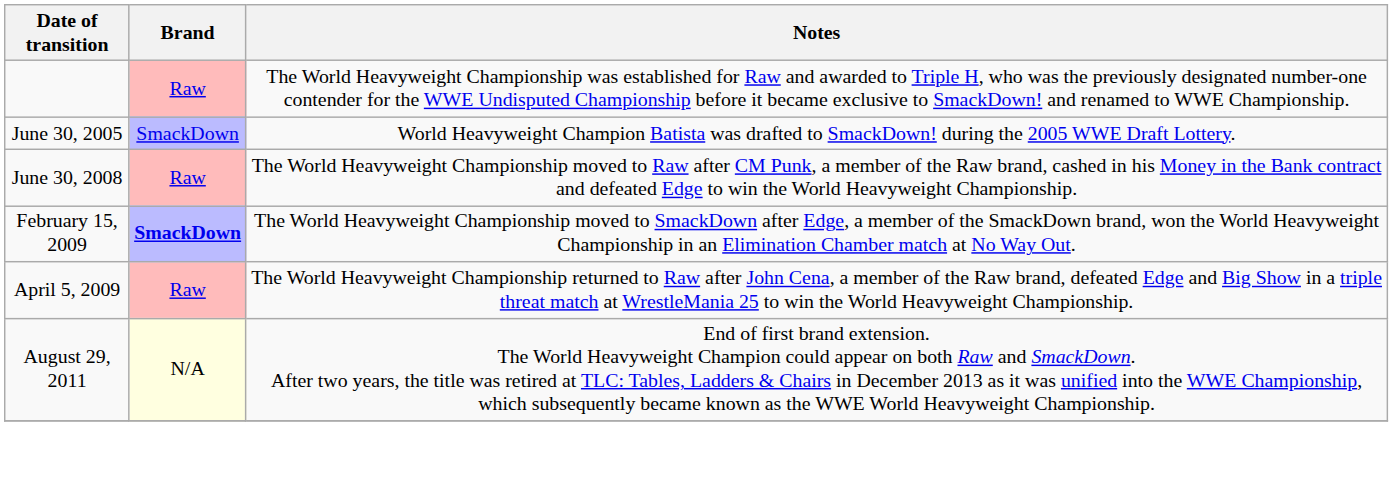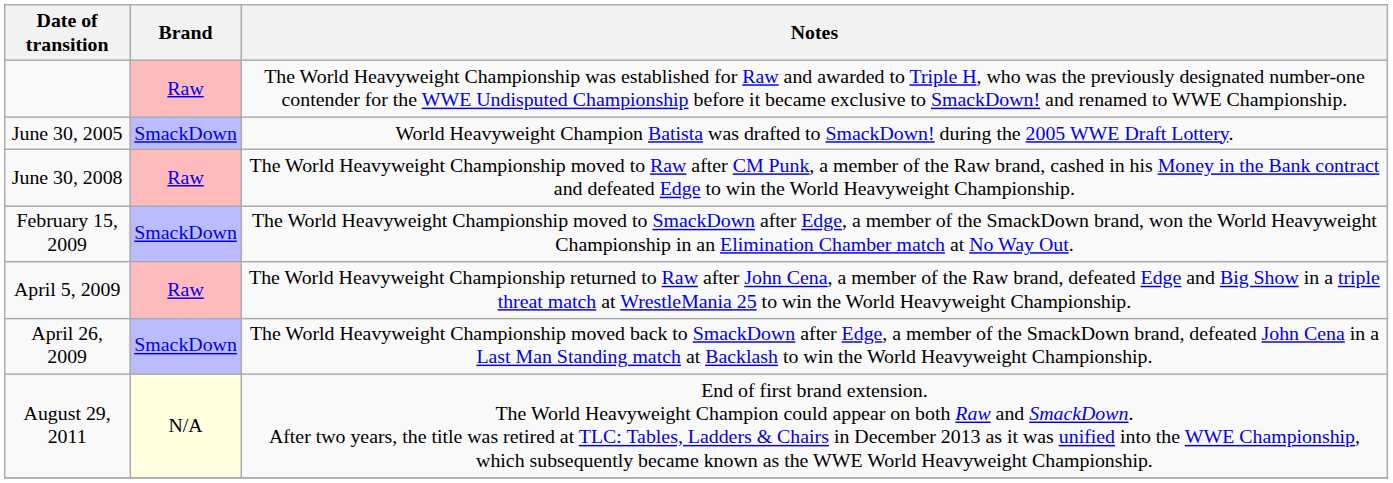(188, 233) bold -> (186, 233) normal
+ row: (67, 345)
